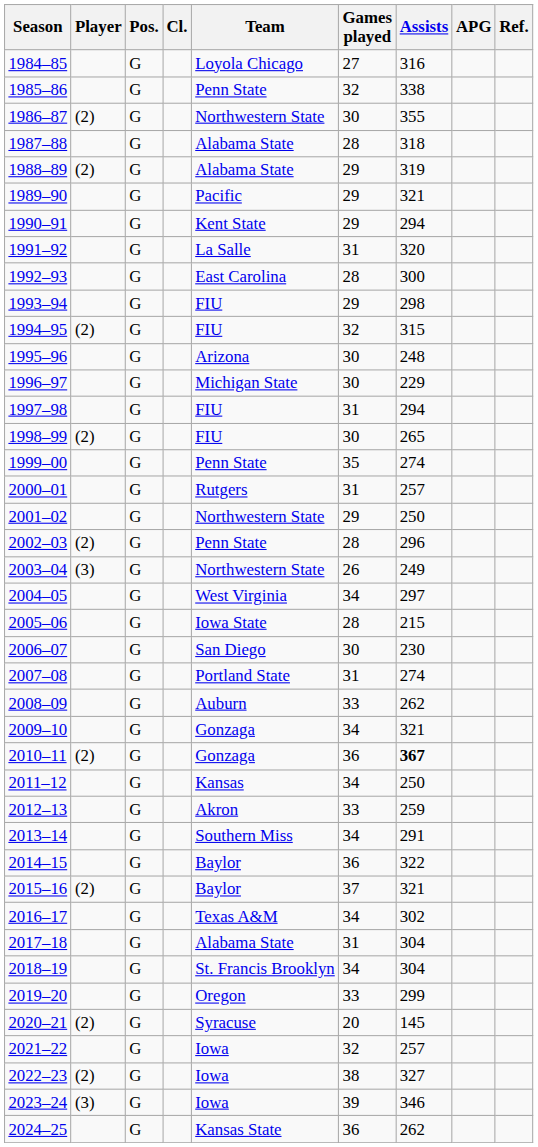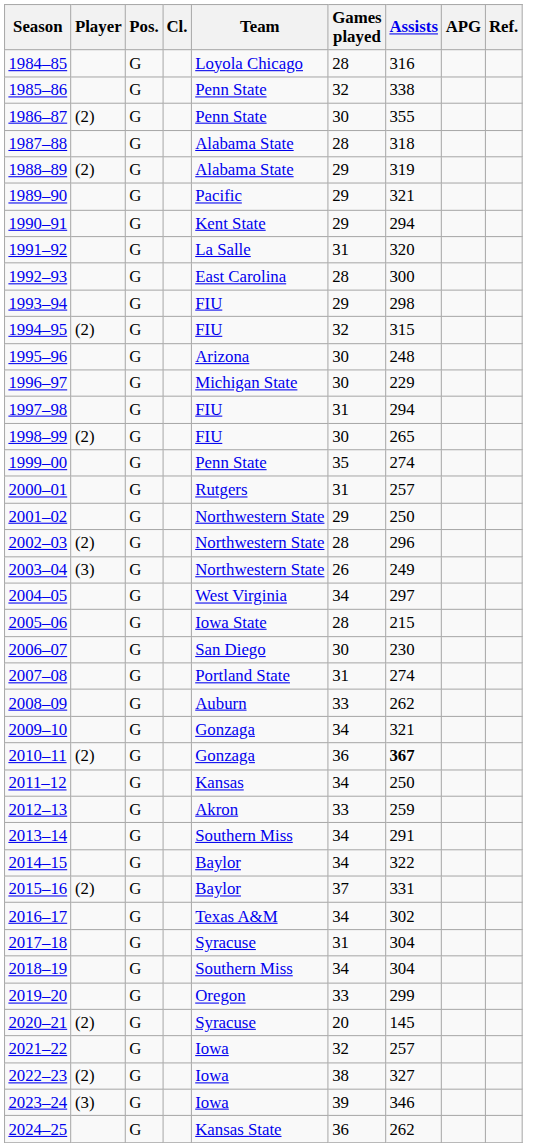(351, 63) 27 -> (341, 63) 28
(260, 116) Northwestern State -> (231, 116) Penn State
(231, 542) Penn State -> (260, 542) Northwestern State
(351, 862) 36 -> (341, 862) 34
(412, 889) 321 -> (402, 889) 331
(244, 942) Alabama State -> (226, 942) Syracuse
(265, 969) St. Francis Brooklyn -> (244, 969) Southern Miss
